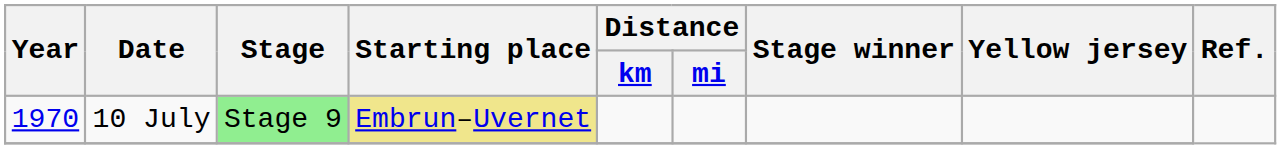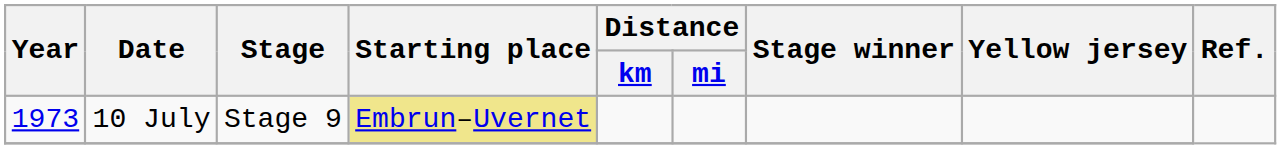(45, 119) 1970 -> (45, 119) 1973
(283, 119) lightgreen background -> (283, 119) no background
